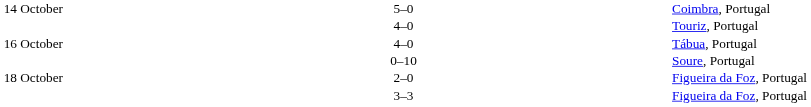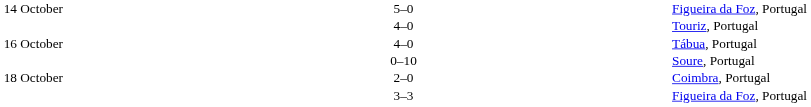(721, 8) Coimbra, Portugal -> (740, 8) Figueira da Foz, Portugal
(740, 78) Figueira da Foz, Portugal -> (721, 78) Coimbra, Portugal
